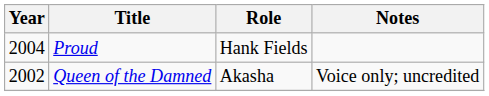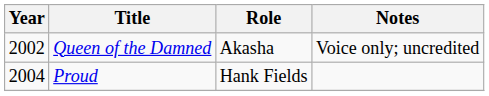rows swapped: (132, 76) <-> (75, 47)
